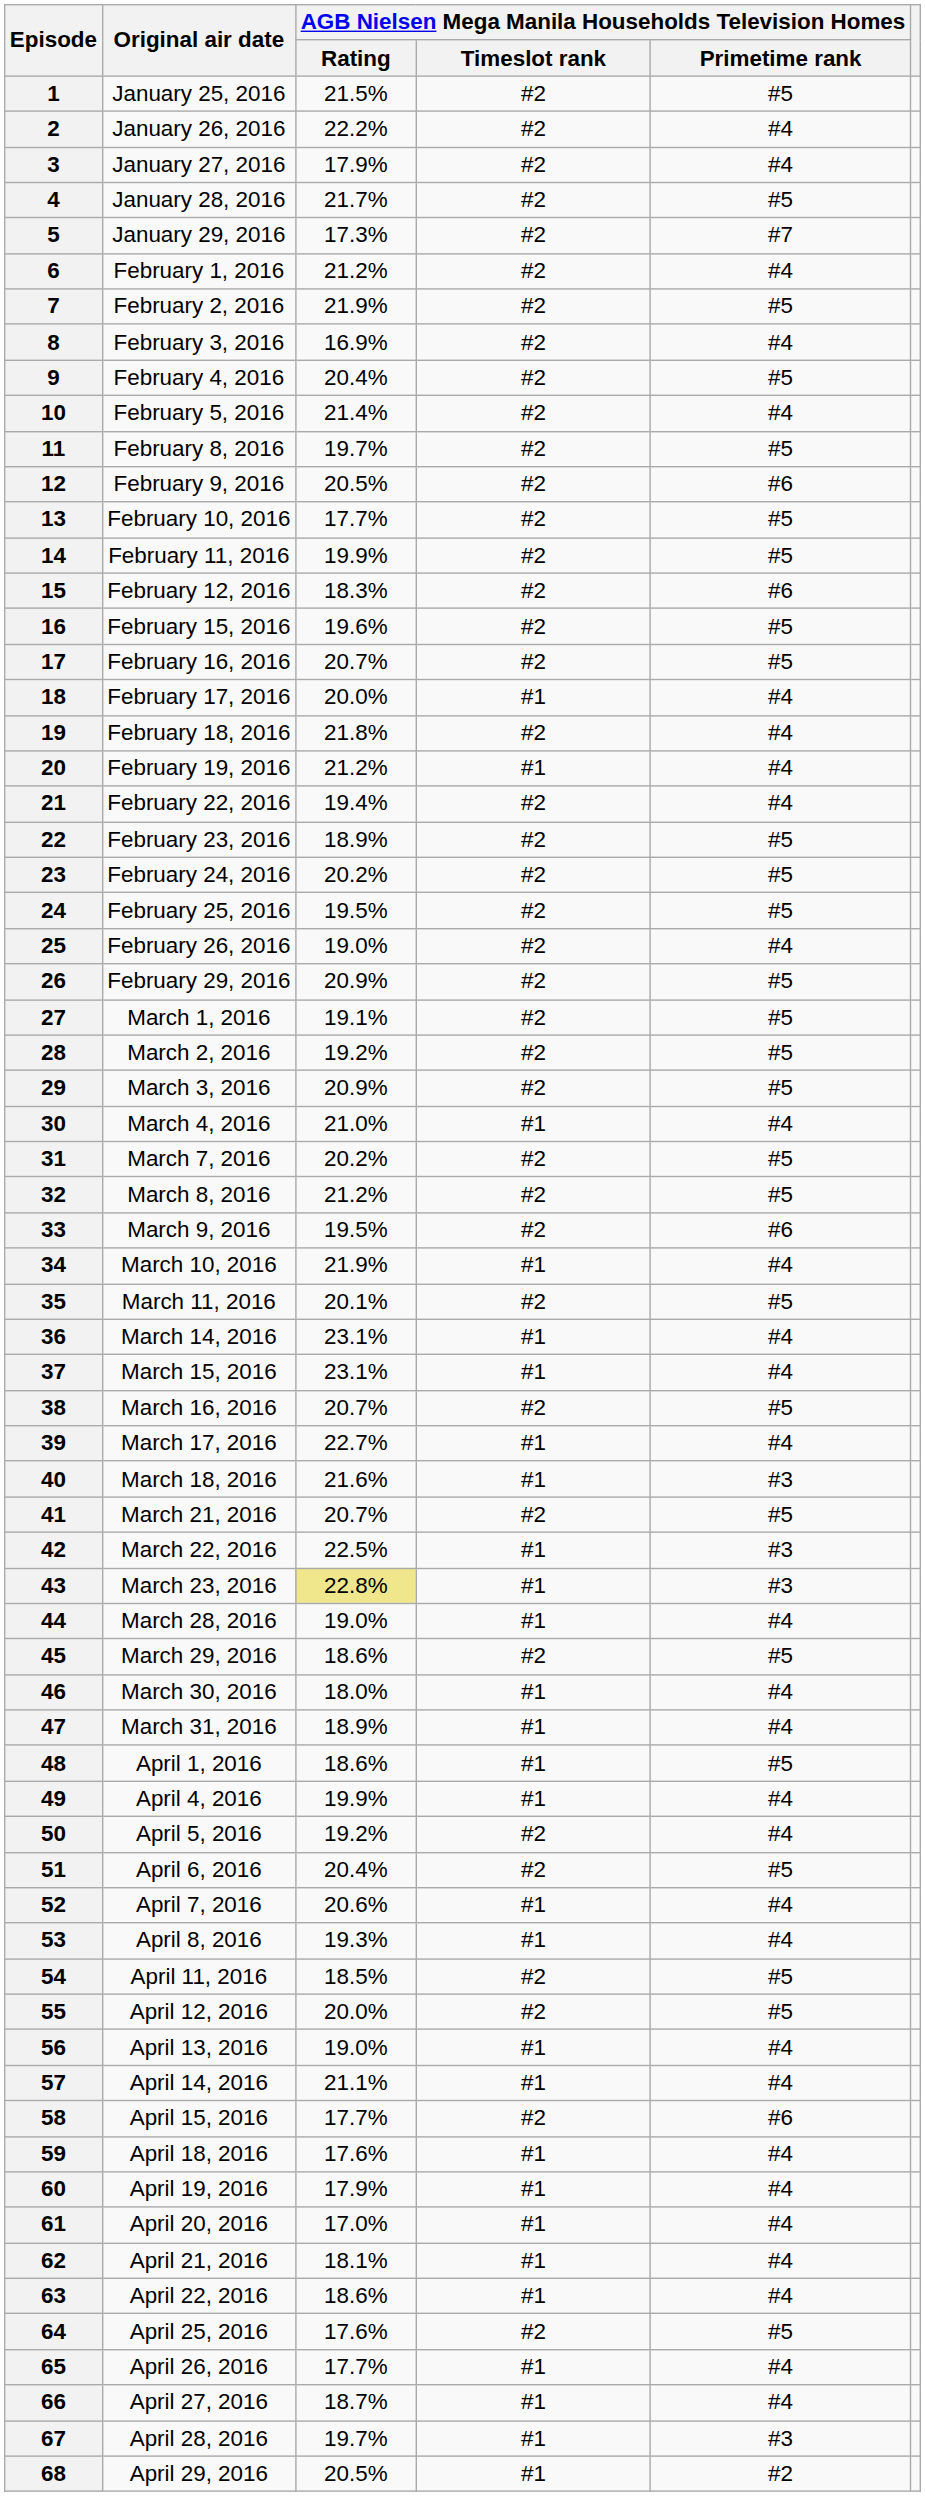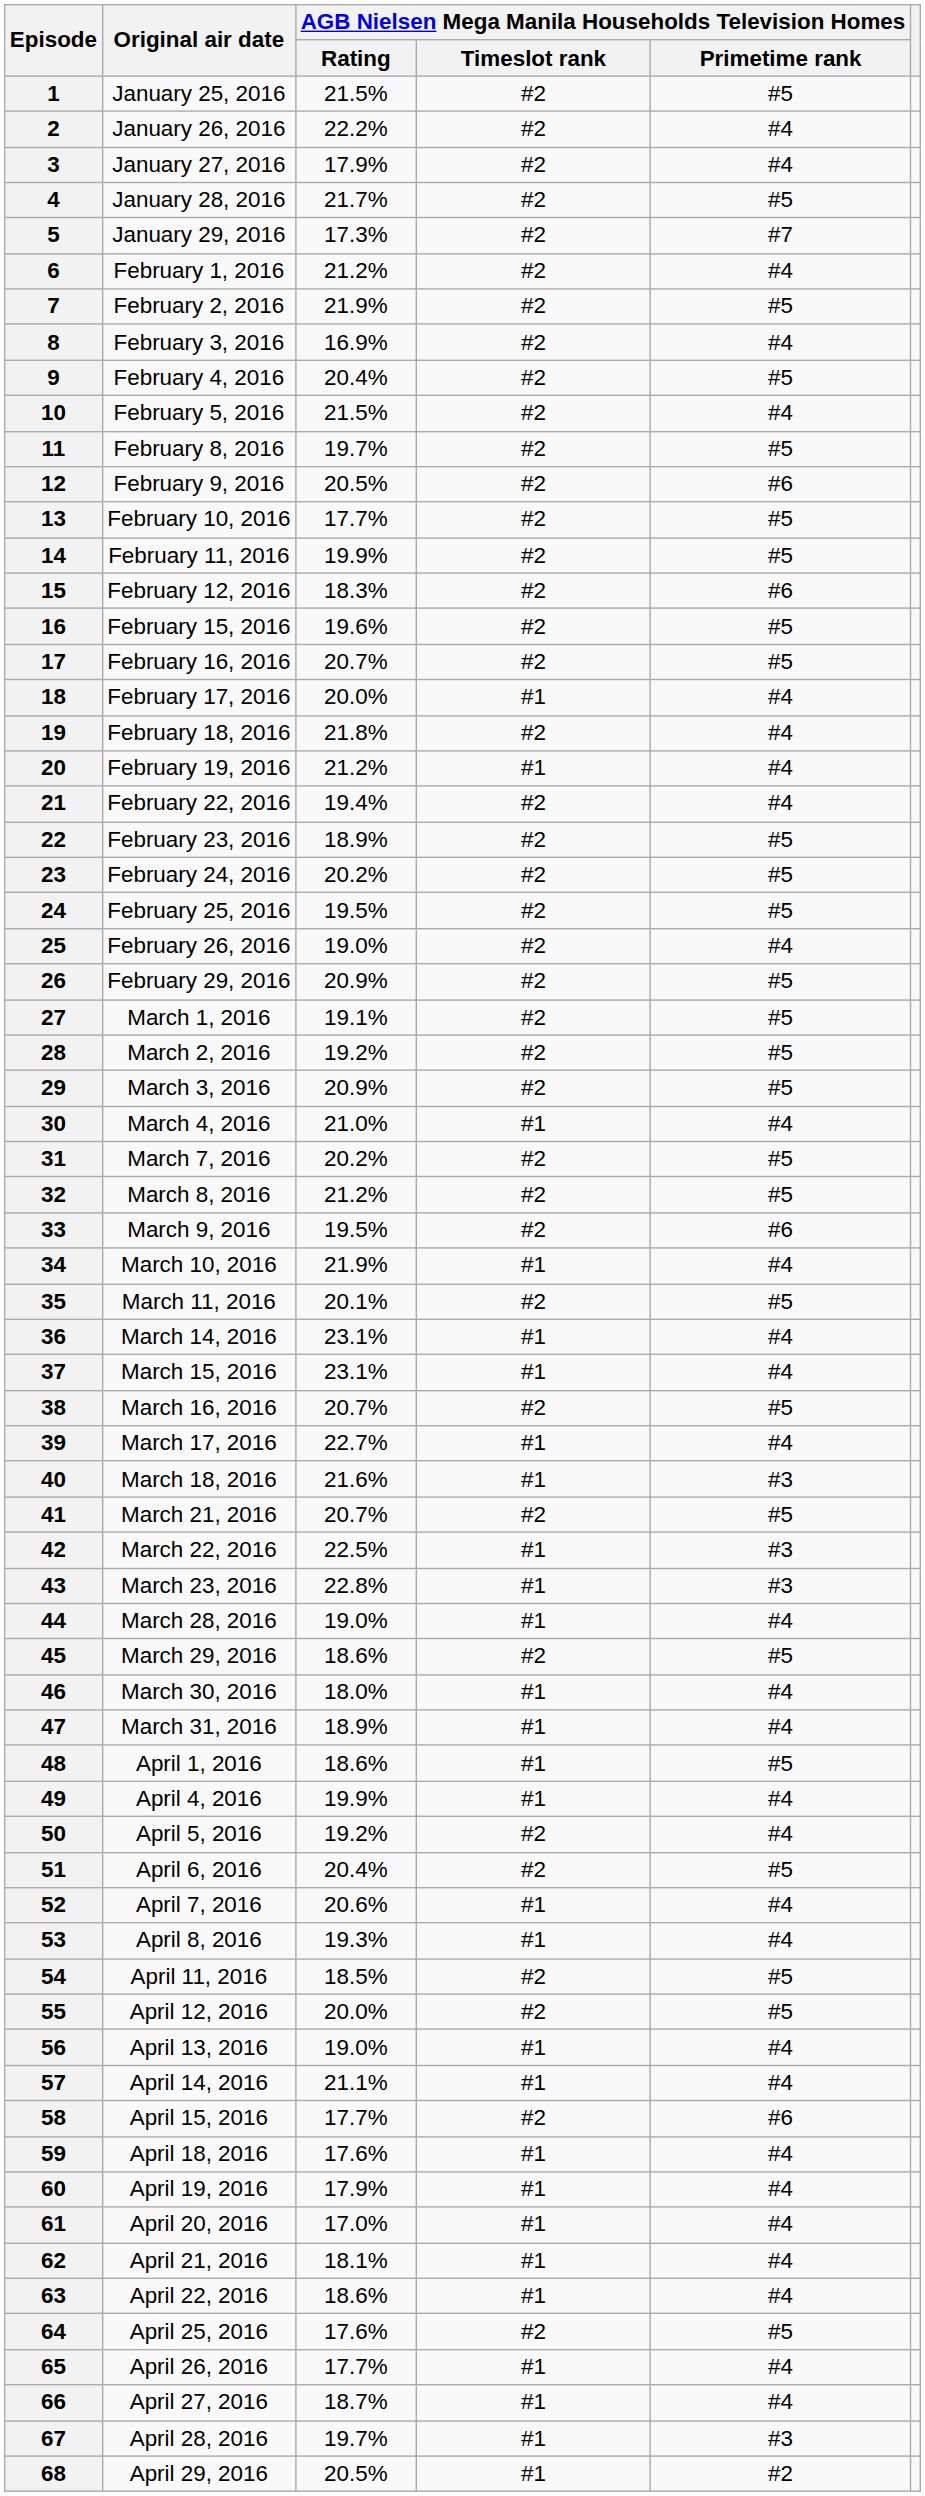(356, 413) 21.4% -> (356, 413) 21.5%
(356, 1585) khaki background -> (356, 1585) no background
